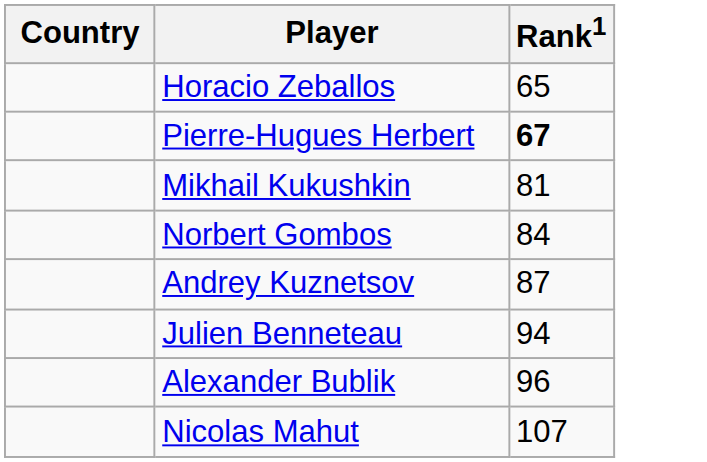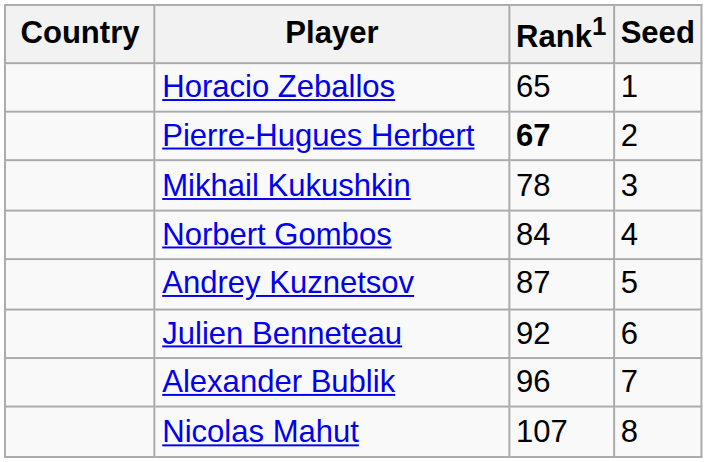+ column: (658, 33)
(533, 185) 81 -> (533, 185) 78
(533, 332) 94 -> (533, 332) 92
